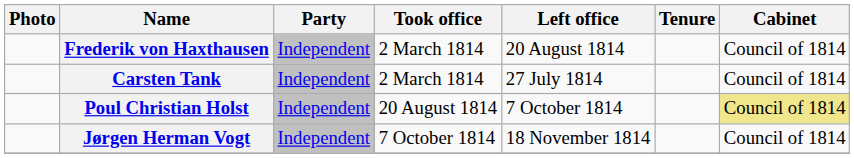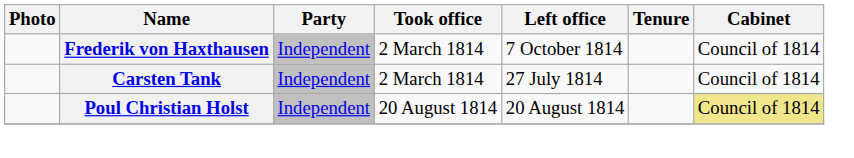(565, 49) 20 August 1814 -> (564, 49) 7 October 1814
(564, 108) 7 October 1814 -> (565, 108) 20 August 1814
- row: (167, 138)
